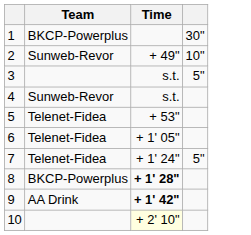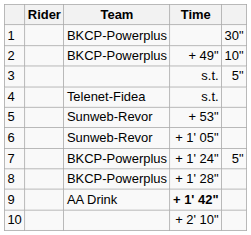+ column: (44, 14)
(71, 55) Sunweb-Revor -> (117, 55) BKCP-Powerplus
(71, 96) Sunweb-Revor -> (106, 96) Telenet-Fidea
(67, 117) Telenet-Fidea -> (110, 117) Sunweb-Revor
(67, 138) Telenet-Fidea -> (110, 138) Sunweb-Revor
(67, 158) Telenet-Fidea -> (117, 158) BKCP-Powerplus
(157, 179) bold -> (197, 179) normal
(158, 220) lightyellow background -> (197, 220) no background
